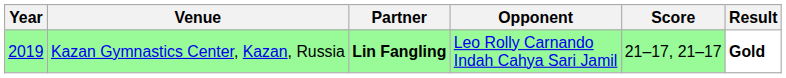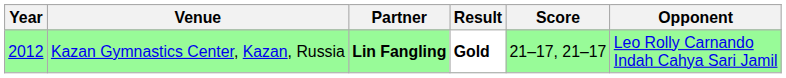columns swapped: (536, 17) <-> (753, 17)
(26, 51) 2019 -> (26, 51) 2012
